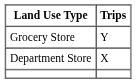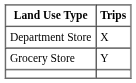rows swapped: (51, 58) <-> (42, 37)
